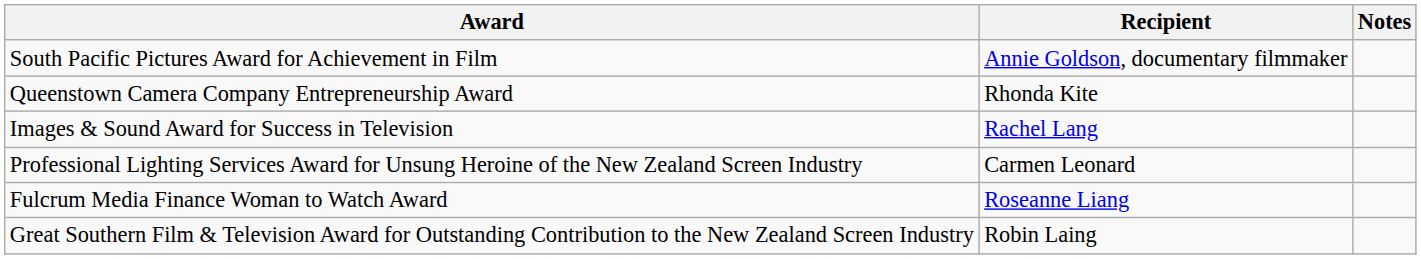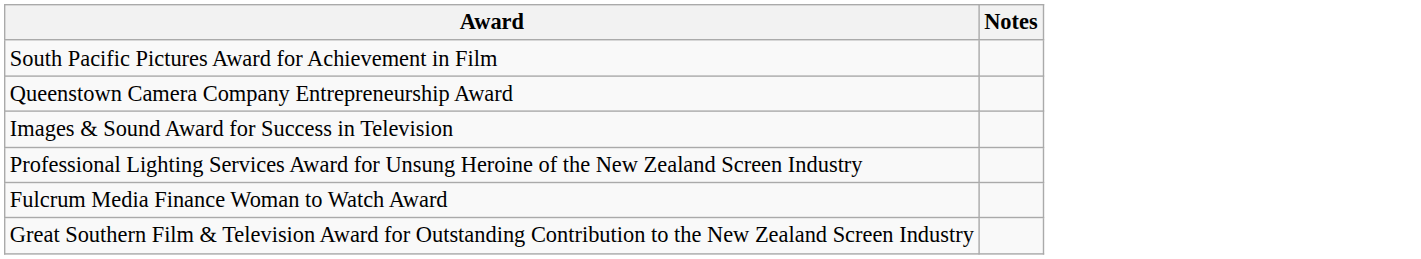- column: (1166, 22)
